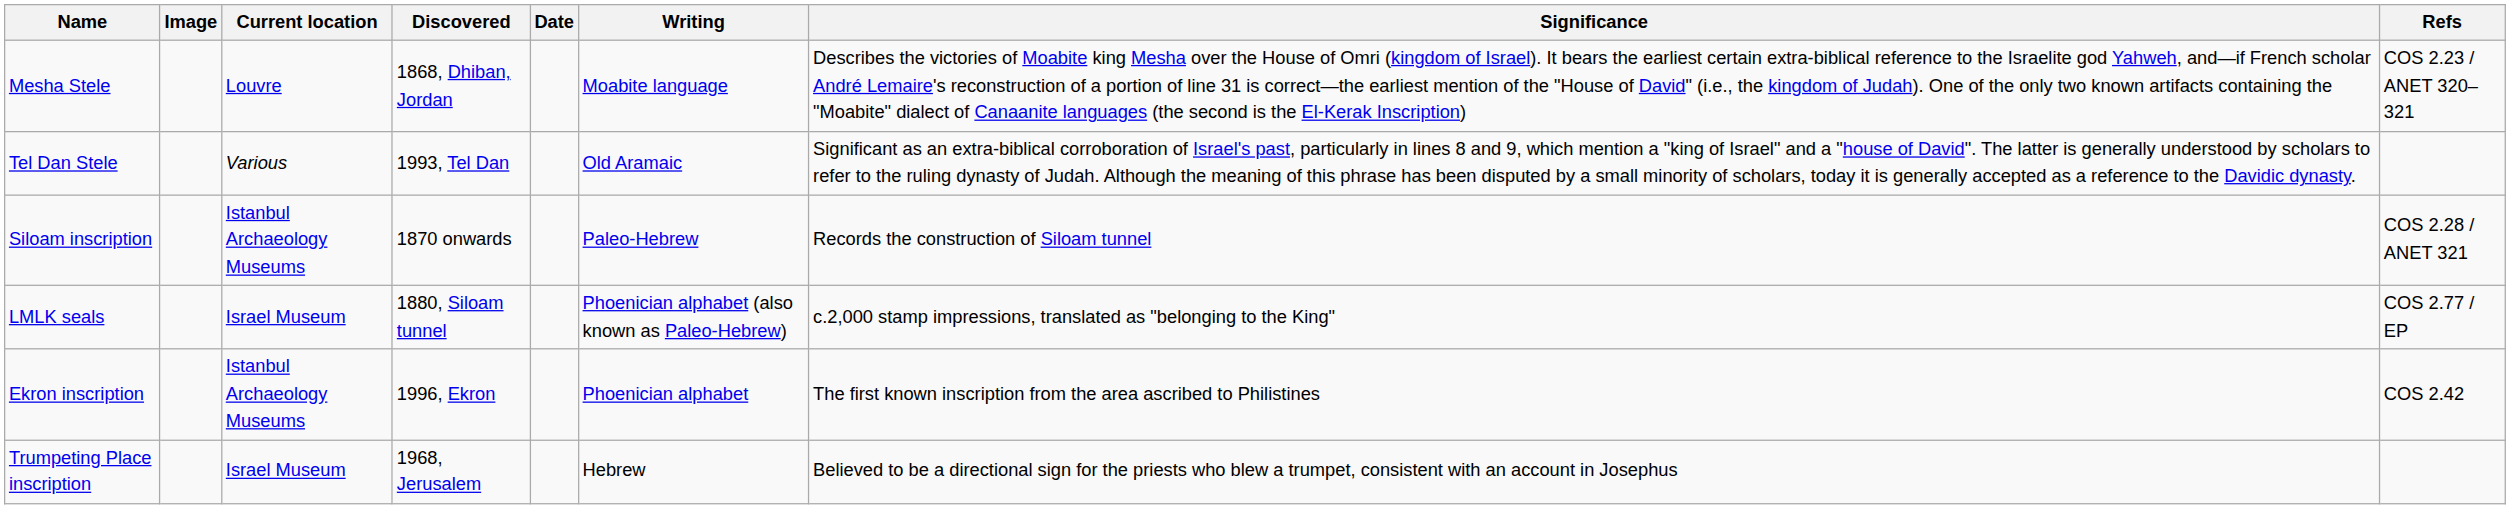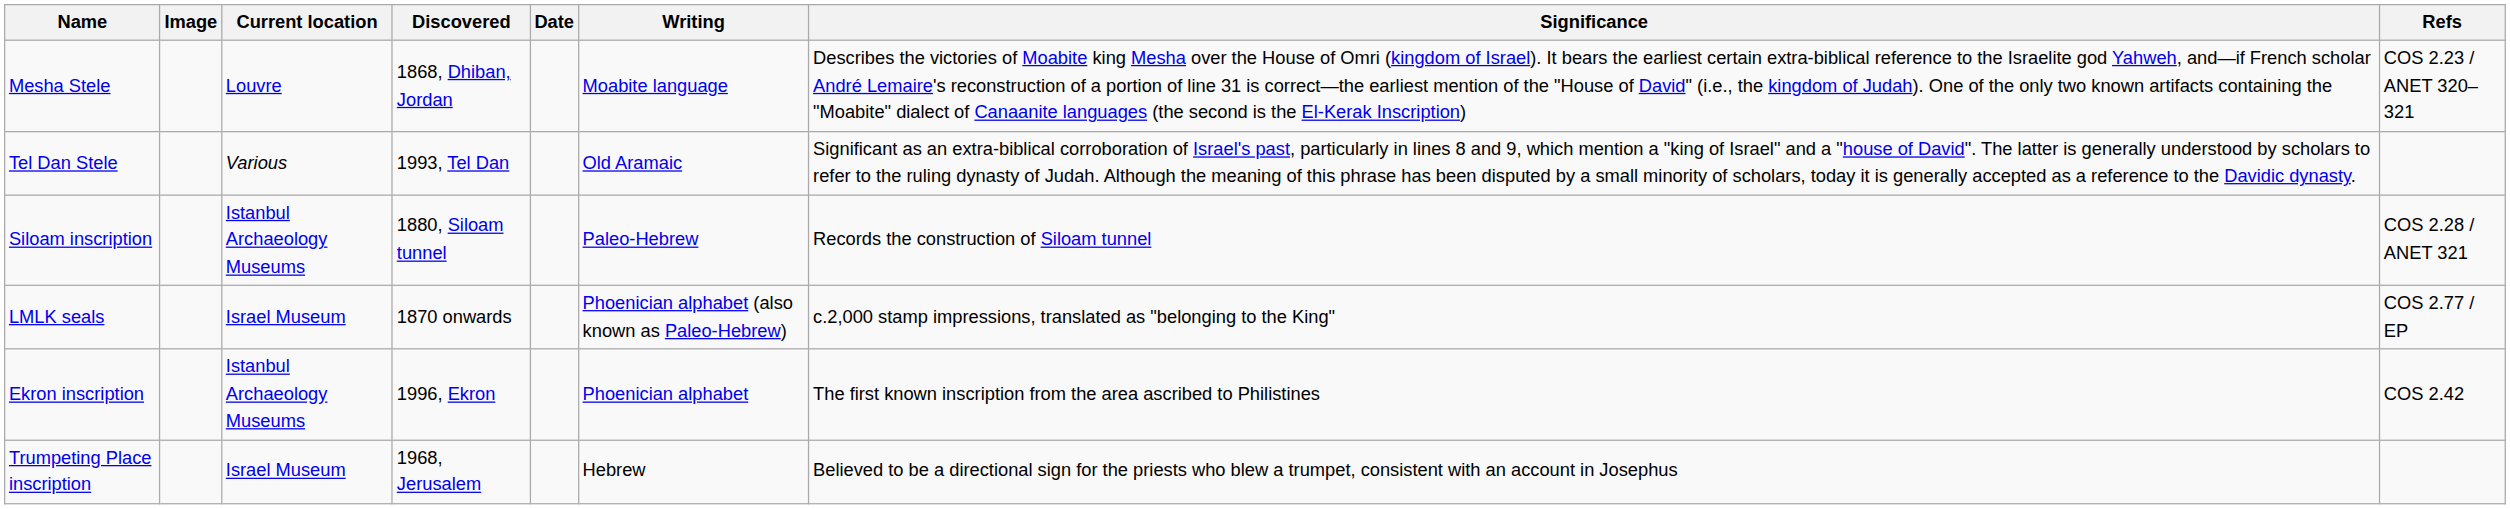(454, 240) 1870 onwards -> (450, 240) 1880, Siloam tunnel
(450, 317) 1880, Siloam tunnel -> (454, 317) 1870 onwards
